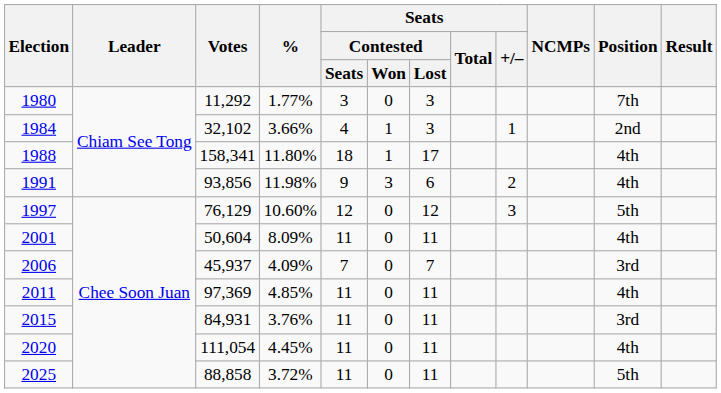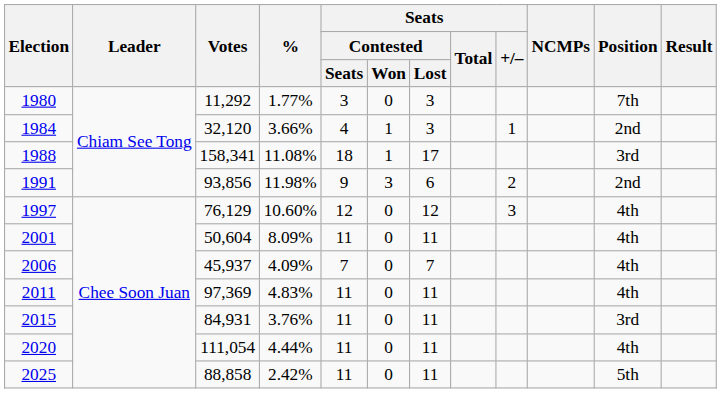(228, 127) 32,102 -> (228, 127) 32,120
(290, 155) 11.80% -> (290, 155) 11.08%
(628, 155) 4th -> (628, 155) 3rd
(628, 182) 4th -> (628, 182) 2nd
(628, 210) 5th -> (628, 210) 4th
(628, 264) 3rd -> (628, 264) 4th
(290, 292) 4.85% -> (290, 292) 4.83%
(290, 347) 4.45% -> (290, 347) 4.44%
(290, 374) 3.72% -> (290, 374) 2.42%
